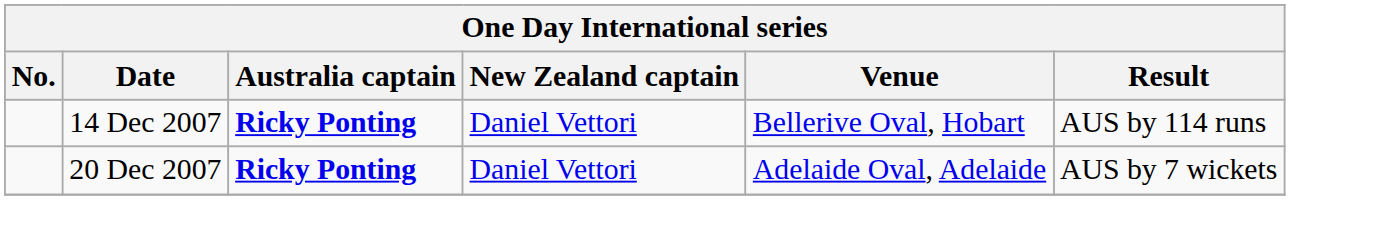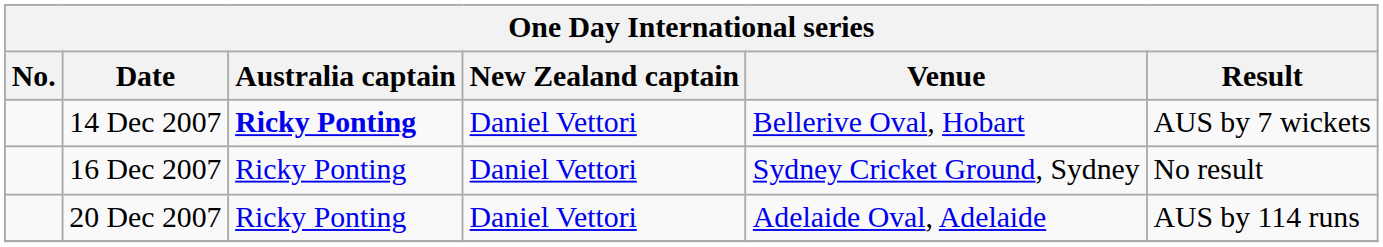(1163, 122) AUS by 114 runs -> (1262, 122) AUS by 7 wickets
+ row: (145, 169)
(326, 169) bold -> (321, 216) normal
(1169, 169) AUS by 7 wickets -> (1257, 216) AUS by 114 runs
